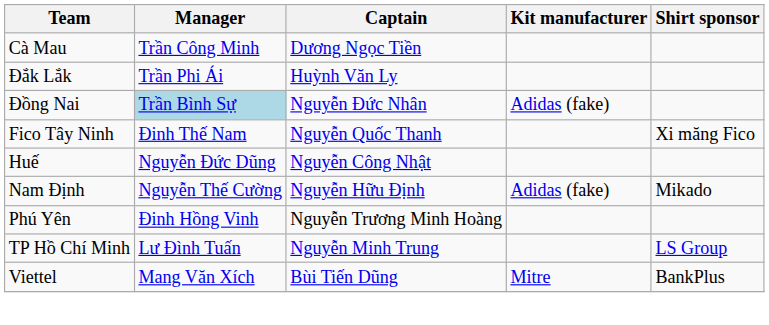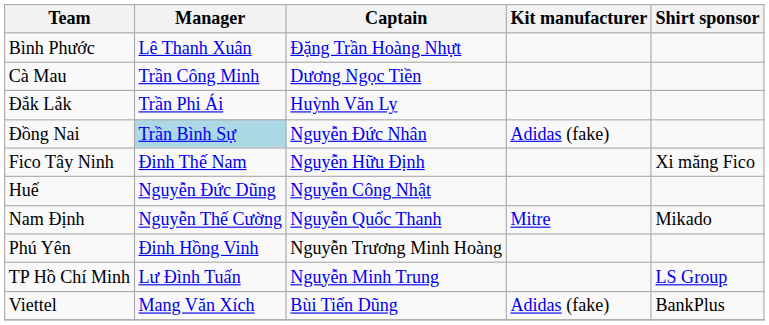+ row: (52, 47)
(366, 133) Nguyễn Quốc Thanh -> (358, 162) Nguyễn Hữu Định
(358, 190) Nguyễn Hữu Định -> (366, 219) Nguyễn Quốc Thanh
(560, 190) Adidas (fake) -> (531, 219) Mitre
(531, 276) Mitre -> (560, 305) Adidas (fake)
